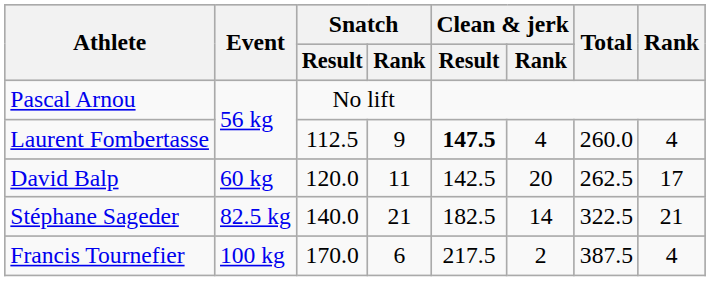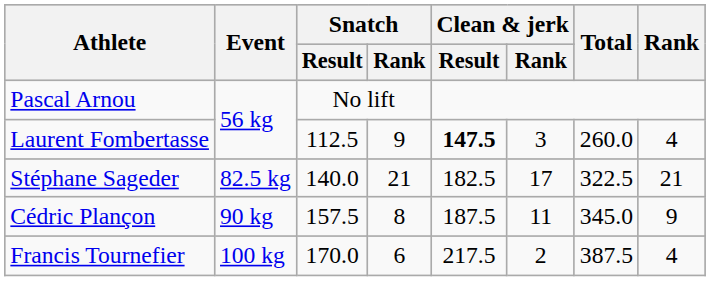(541, 139) 4 -> (541, 139) 3
- row: (64, 178)
(541, 217) 14 -> (541, 178) 17
+ row: (83, 217)
